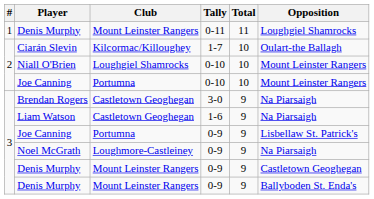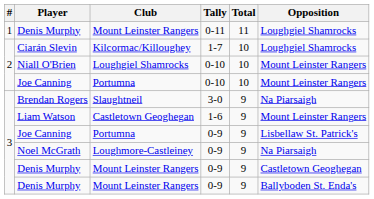(301, 47) Oulart-the Ballagh -> (308, 47) Loughgiel Shamrocks
(143, 99) Castletown Geoghegan -> (118, 99) Slaughtneil
(288, 116) Na Piarsaigh -> (313, 116) Mount Leinster Rangers
